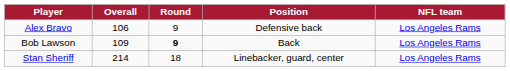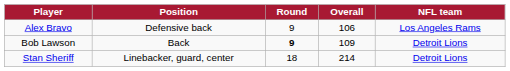columns swapped: (289, 12) <-> (121, 12)
(440, 43) Los Angeles Rams -> (440, 43) Detroit Lions
(440, 58) Los Angeles Rams -> (440, 58) Detroit Lions
